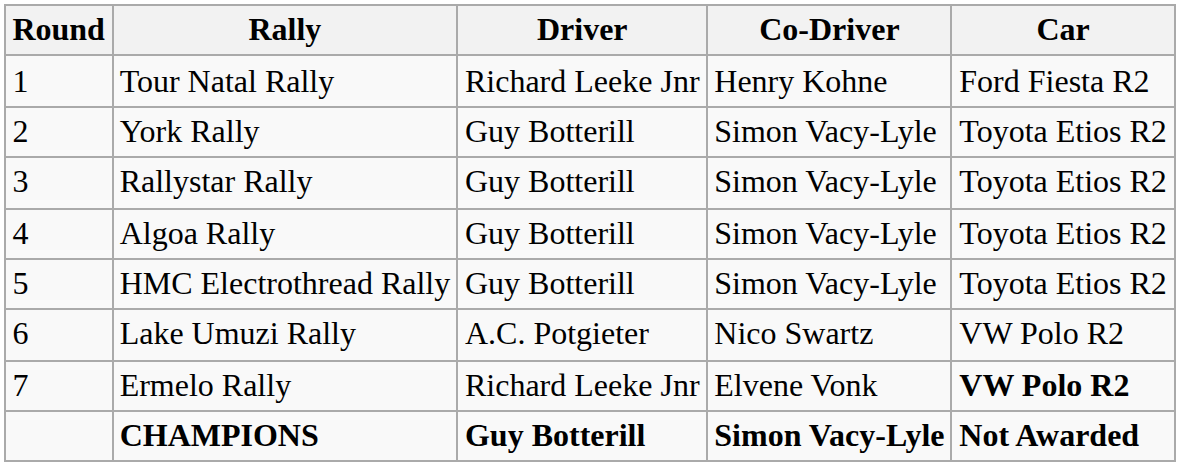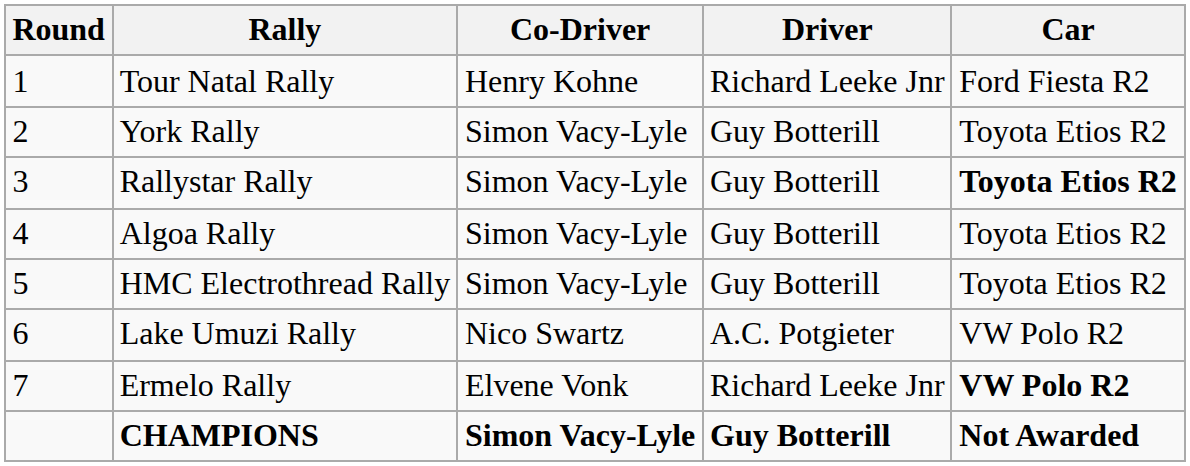columns swapped: (582, 29) <-> (829, 29)
(1063, 182) normal -> (1068, 182) bold
